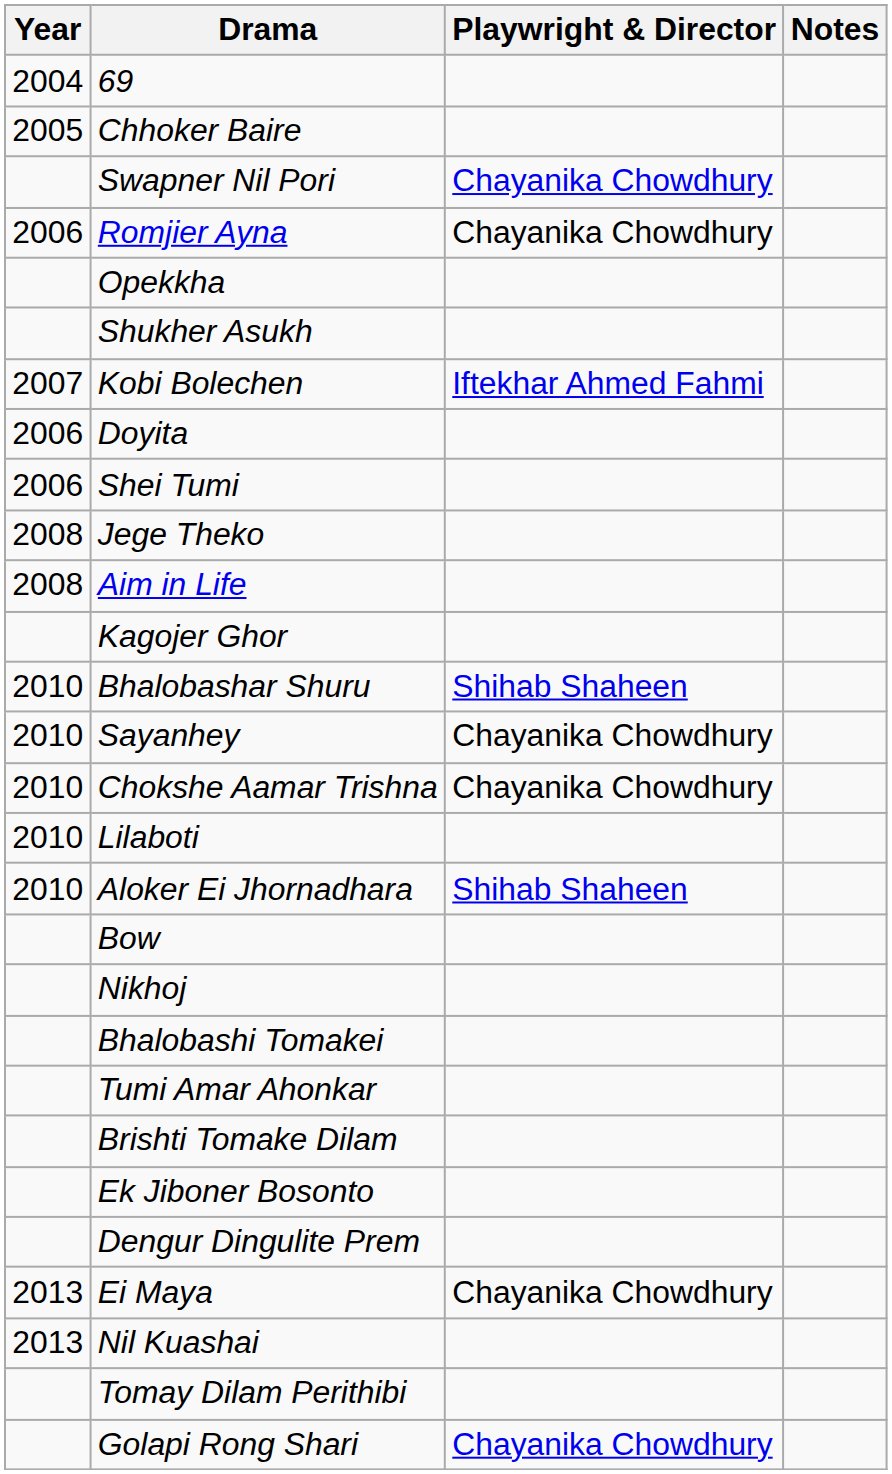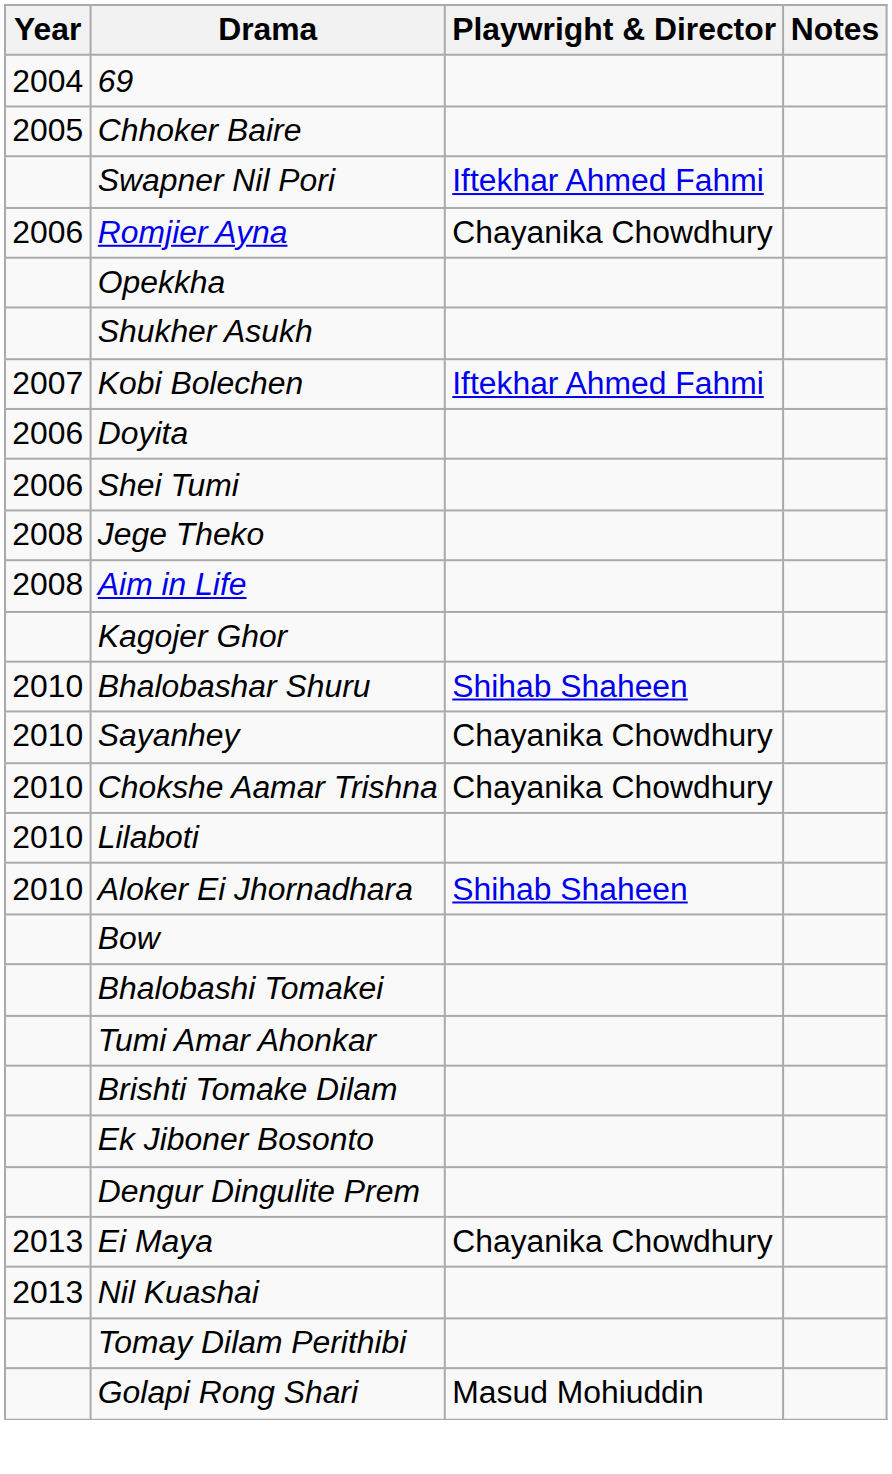(612, 181) Chayanika Chowdhury -> (608, 181) Iftekhar Ahmed Fahmi
- row: (142, 989)
(612, 1443) Chayanika Chowdhury -> (578, 1393) Masud Mohiuddin
